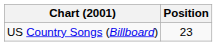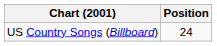(186, 31) 23 -> (186, 31) 24
